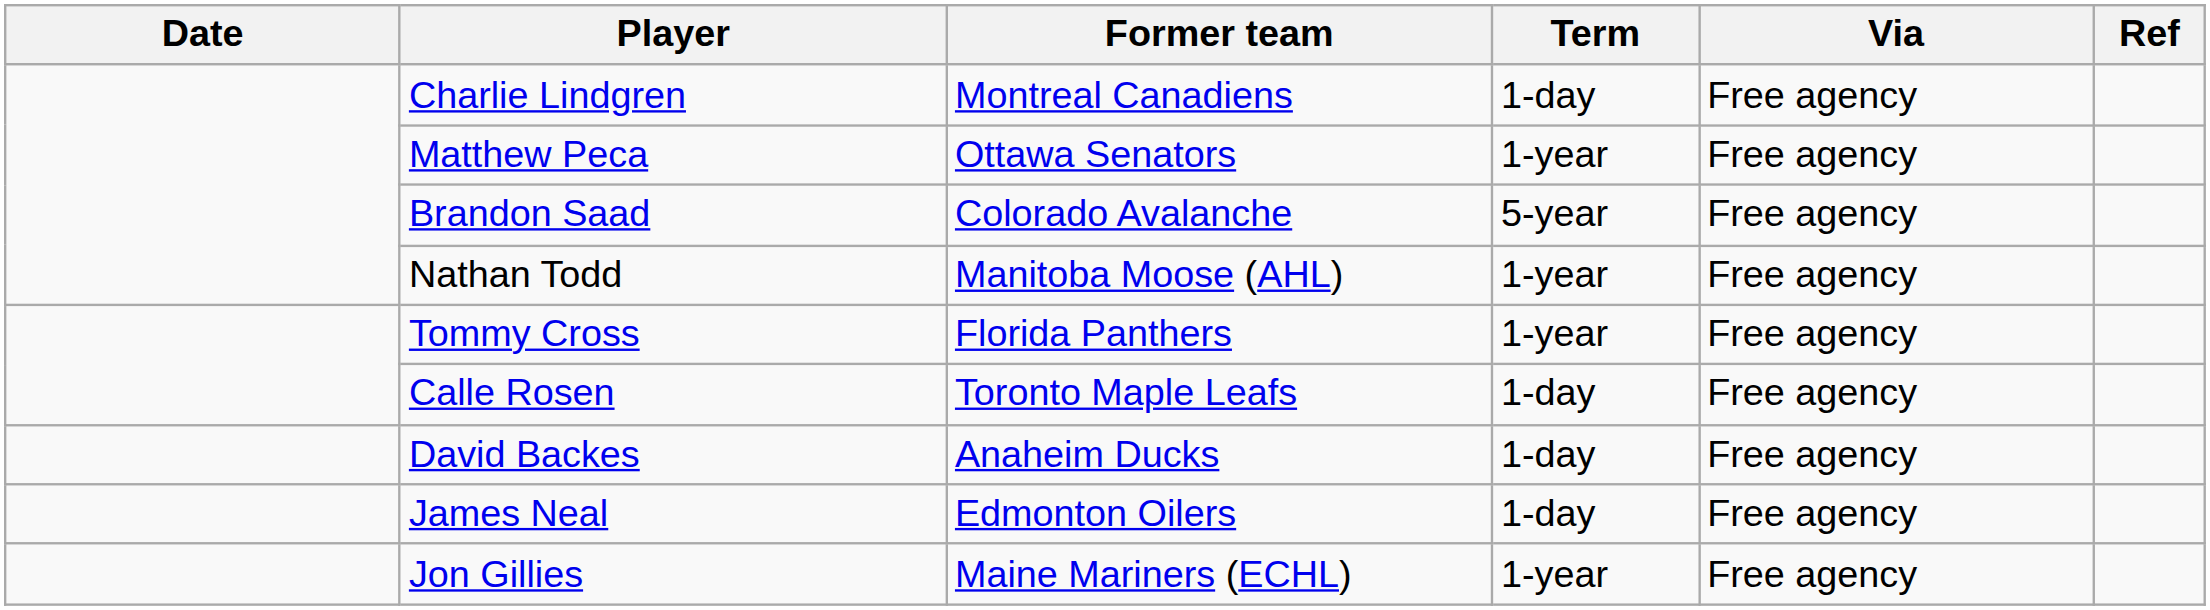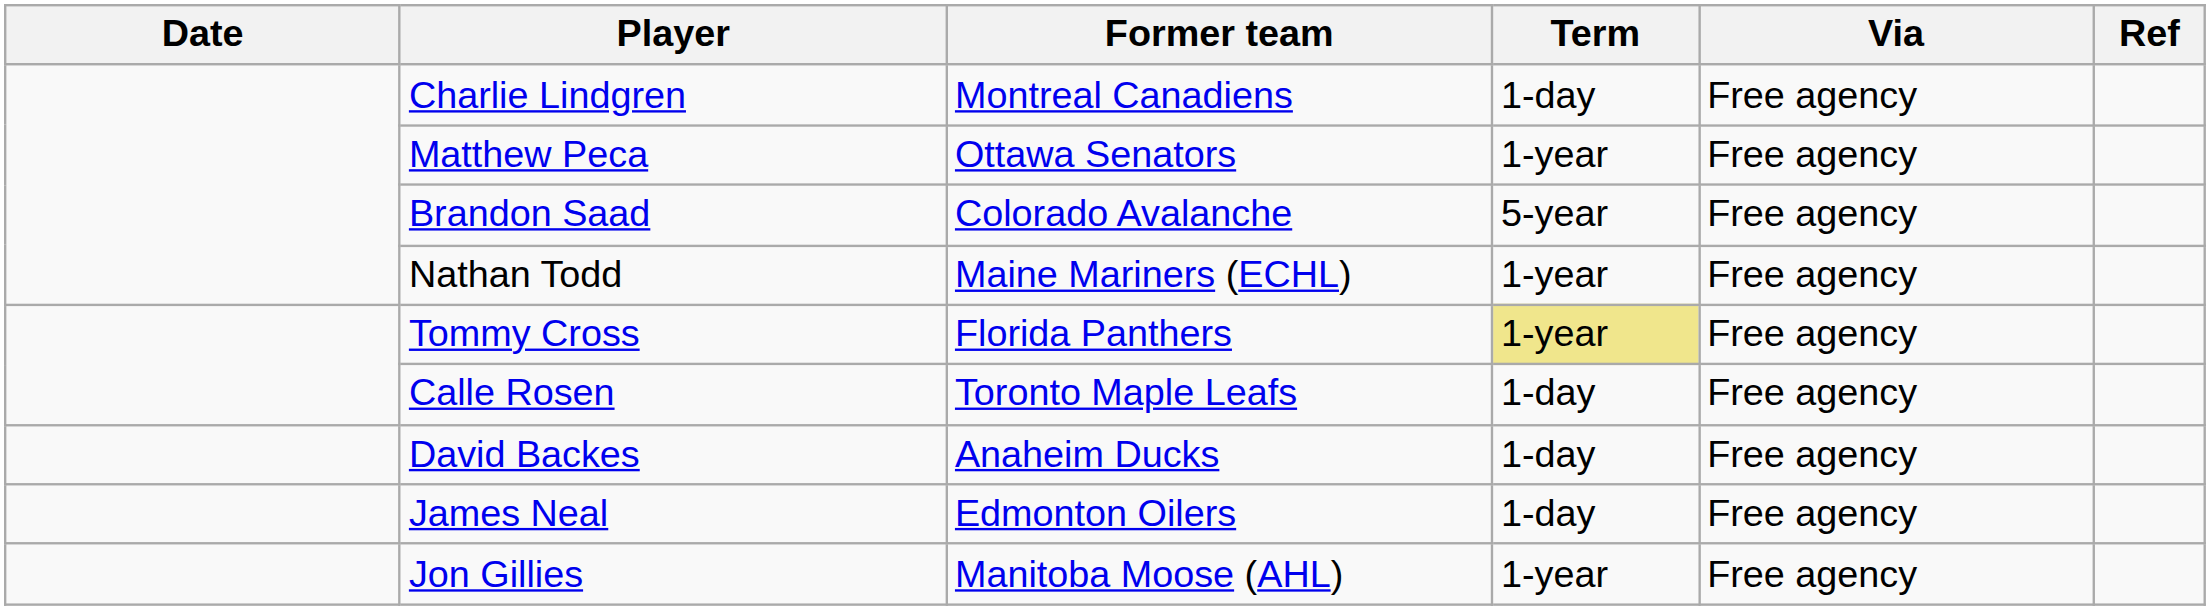(1149, 273) Manitoba Moose (AHL) -> (1153, 273) Maine Mariners (ECHL)
(1555, 333) no background -> (1555, 333) khaki background
(1153, 573) Maine Mariners (ECHL) -> (1149, 573) Manitoba Moose (AHL)
